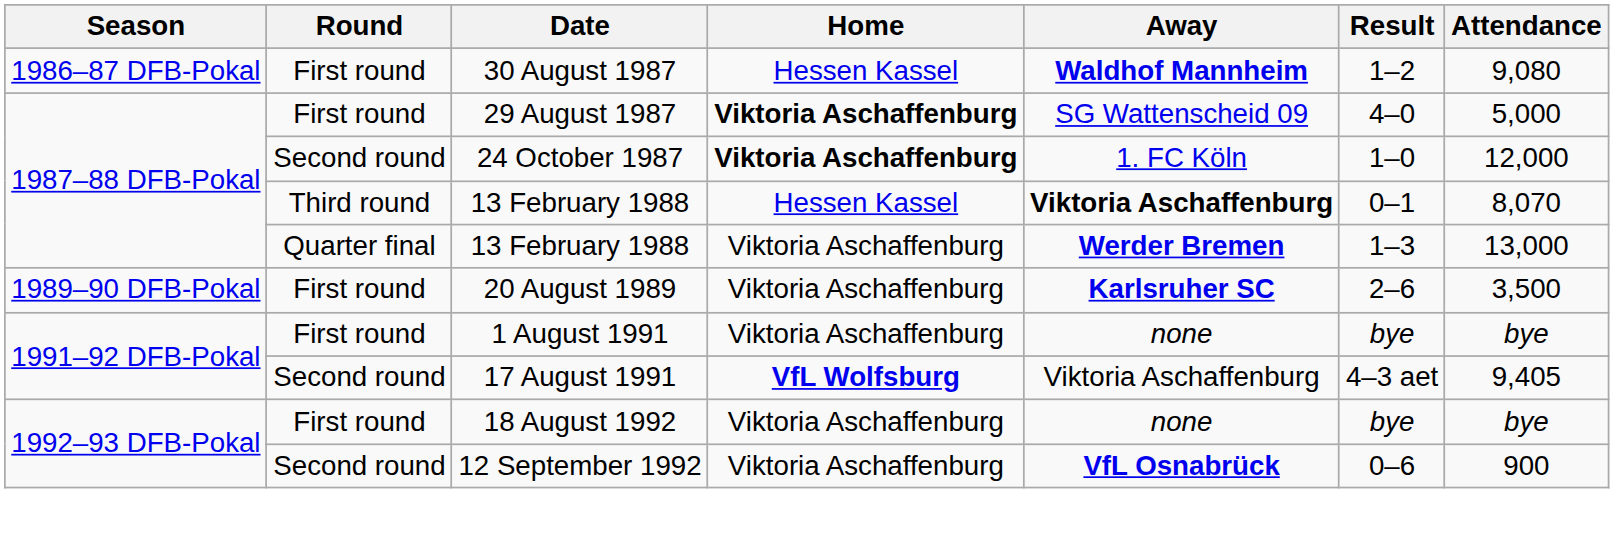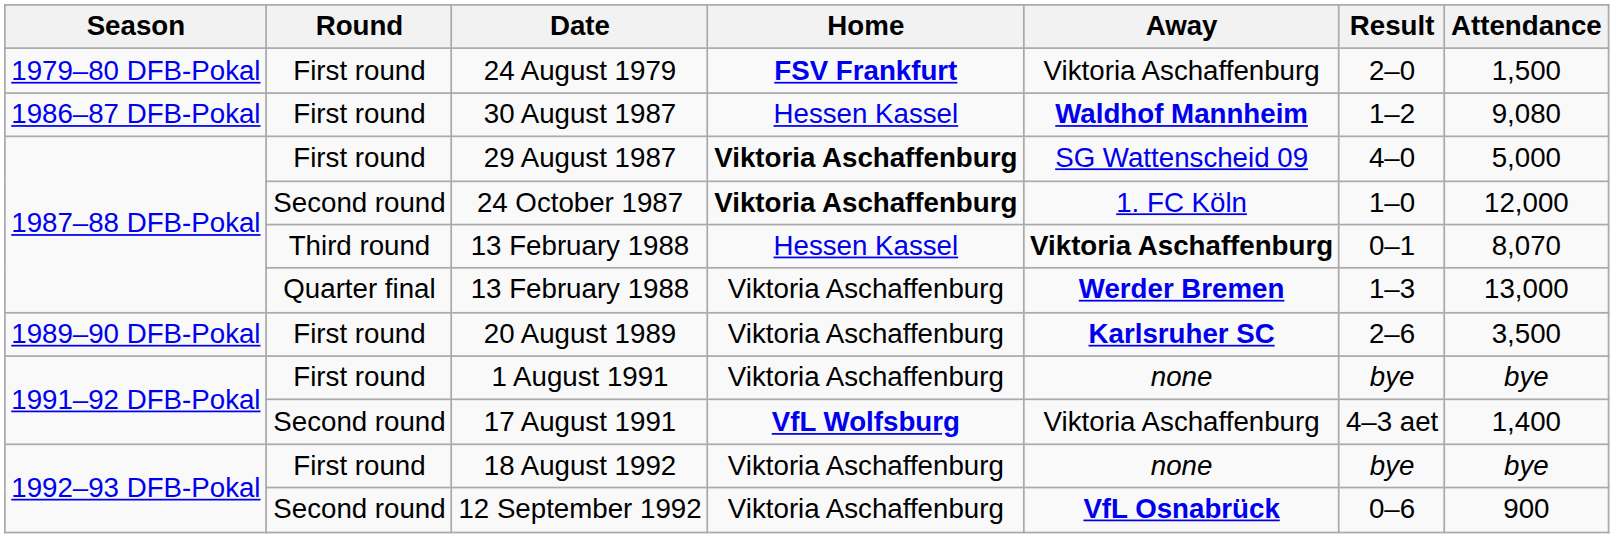+ row: (359, 70)
(1526, 377) 9,405 -> (1526, 421) 1,400
